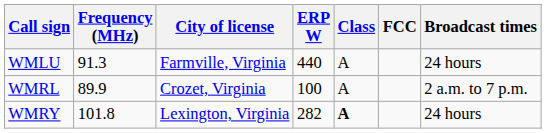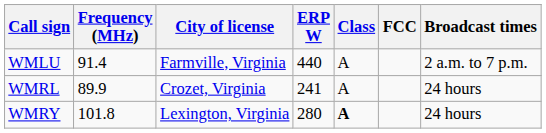(92, 62) 91.3 -> (92, 62) 91.4
(453, 62) 24 hours -> (476, 62) 2 a.m. to 7 p.m.
(309, 88) 100 -> (309, 88) 241
(476, 88) 2 a.m. to 7 p.m. -> (453, 88) 24 hours
(309, 114) 282 -> (309, 114) 280
